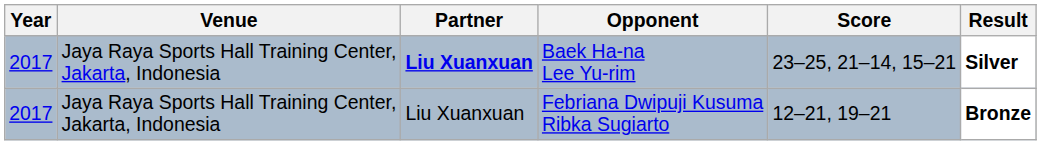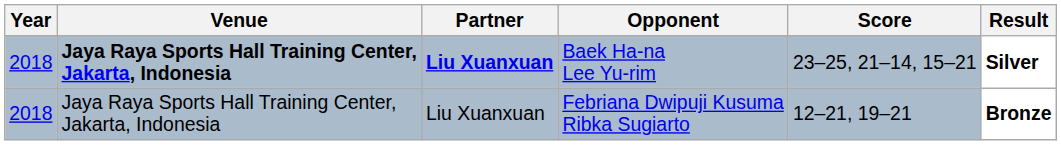(31, 62) 2017 -> (31, 62) 2018
(229, 62) normal -> (239, 62) bold
(31, 114) 2017 -> (31, 114) 2018
